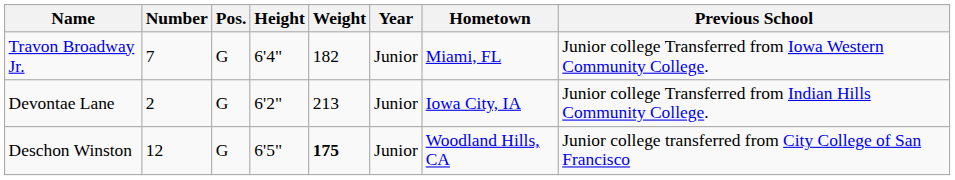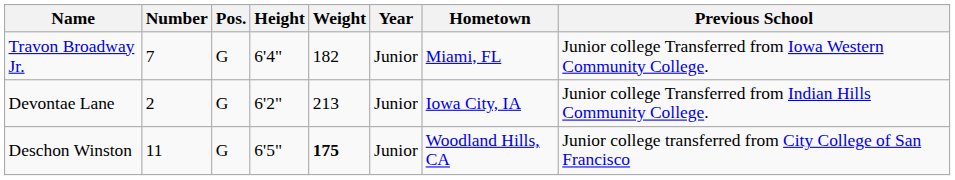(154, 150) 12 -> (154, 150) 11
